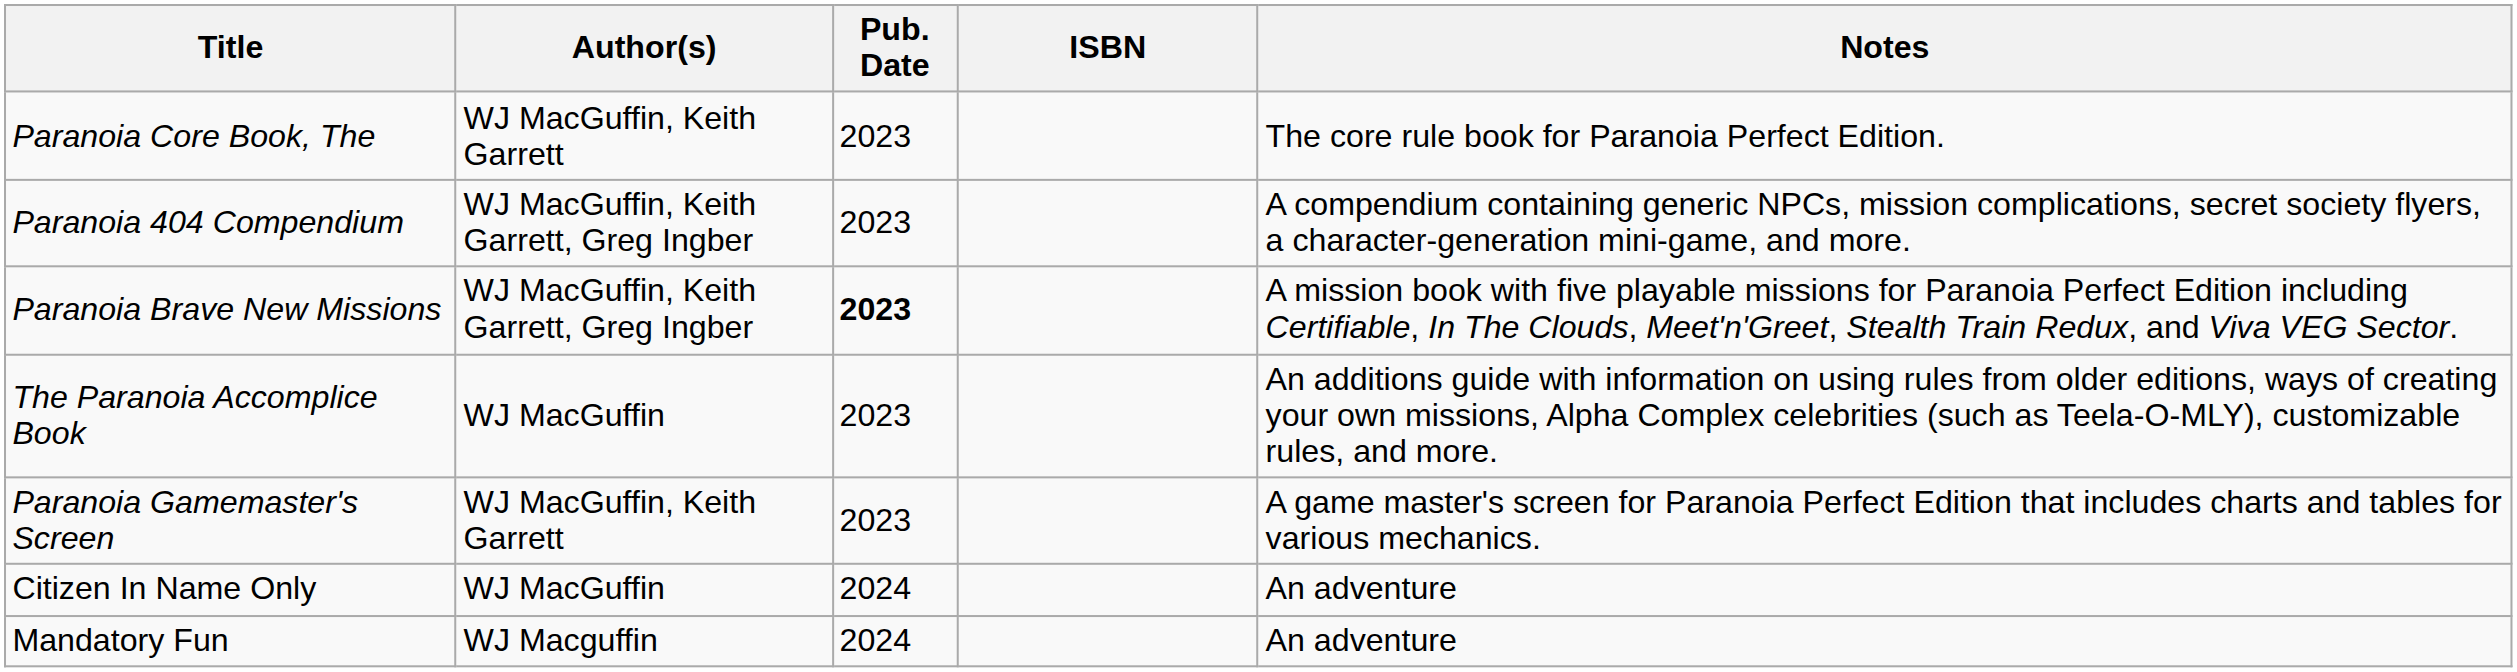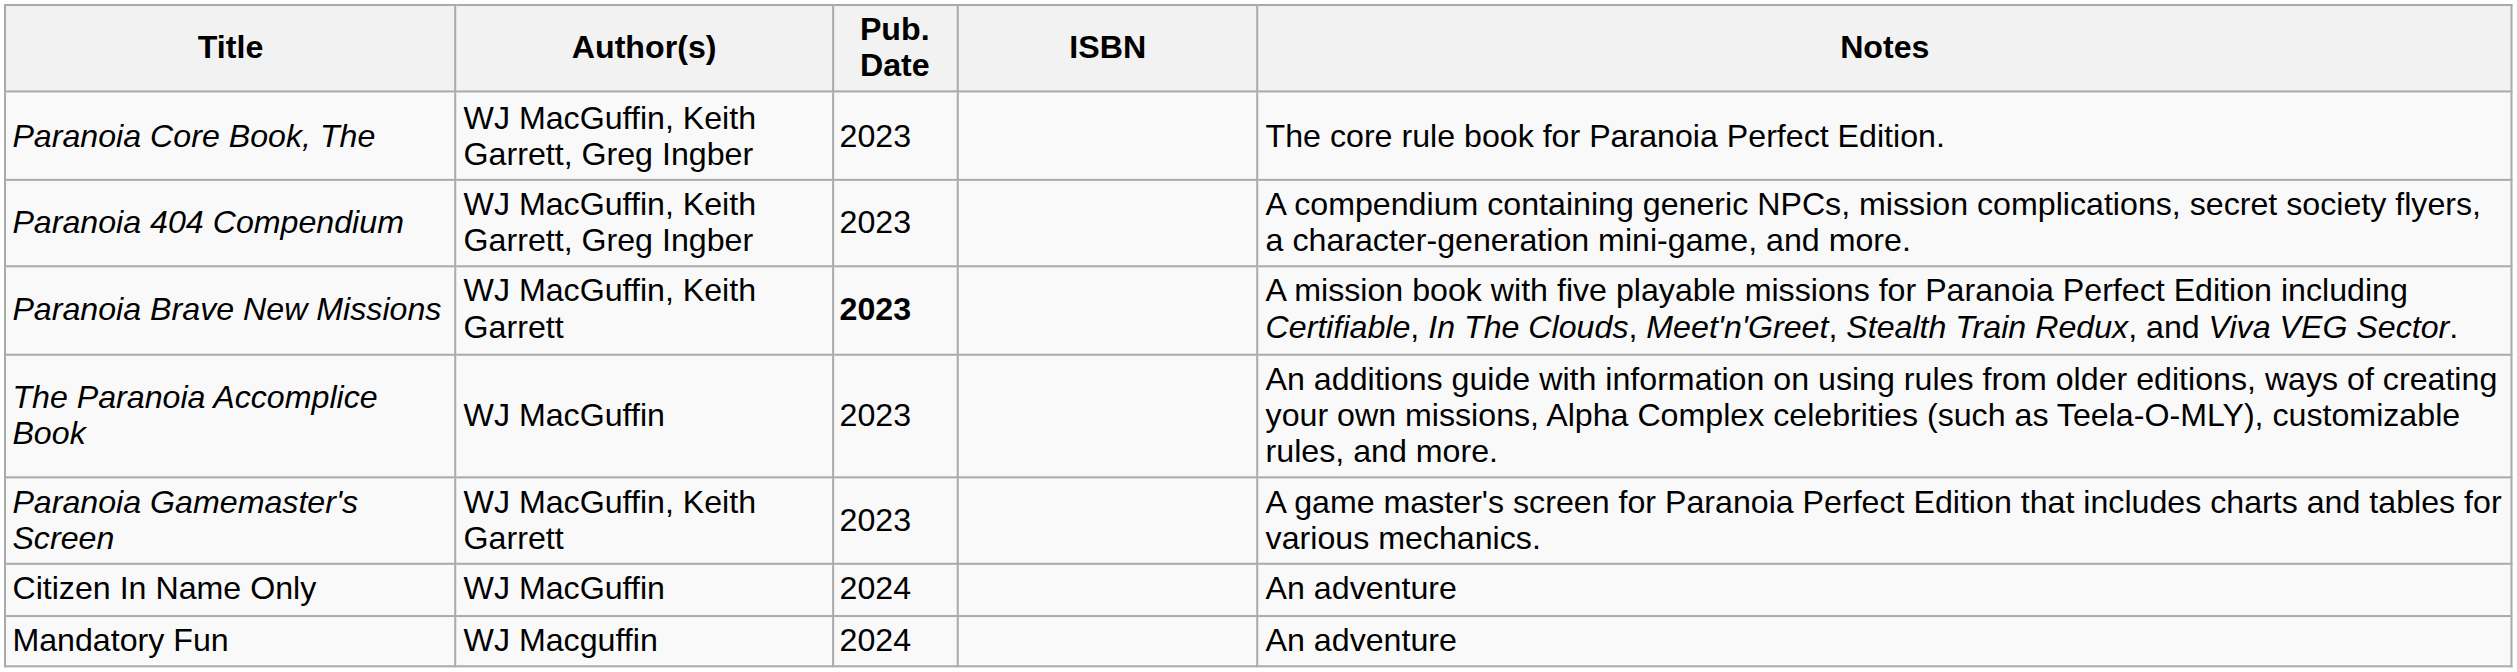(610, 135) WJ MacGuffin, Keith Garrett -> (610, 135) WJ MacGuffin, Keith Garrett, Greg Ingber
(610, 309) WJ MacGuffin, Keith Garrett, Greg Ingber -> (610, 309) WJ MacGuffin, Keith Garrett
